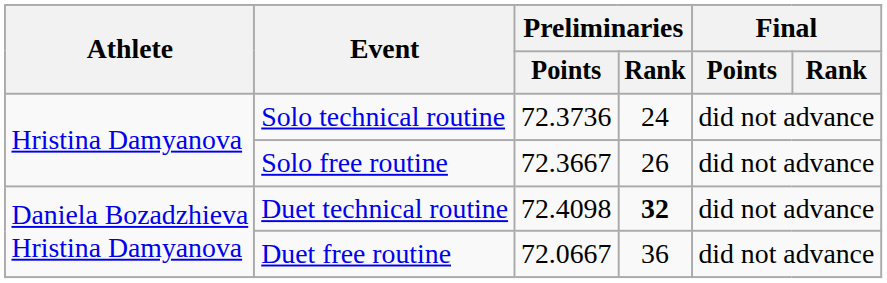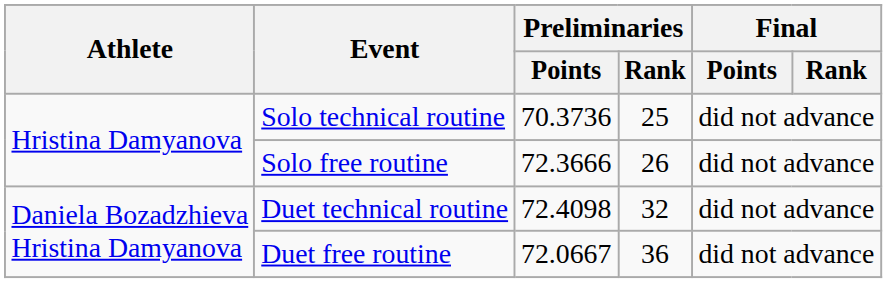(566, 117) 72.3736 -> (566, 117) 70.3736
(655, 117) 24 -> (655, 117) 25
(566, 162) 72.3667 -> (566, 162) 72.3666
(655, 208) bold -> (655, 208) normal
